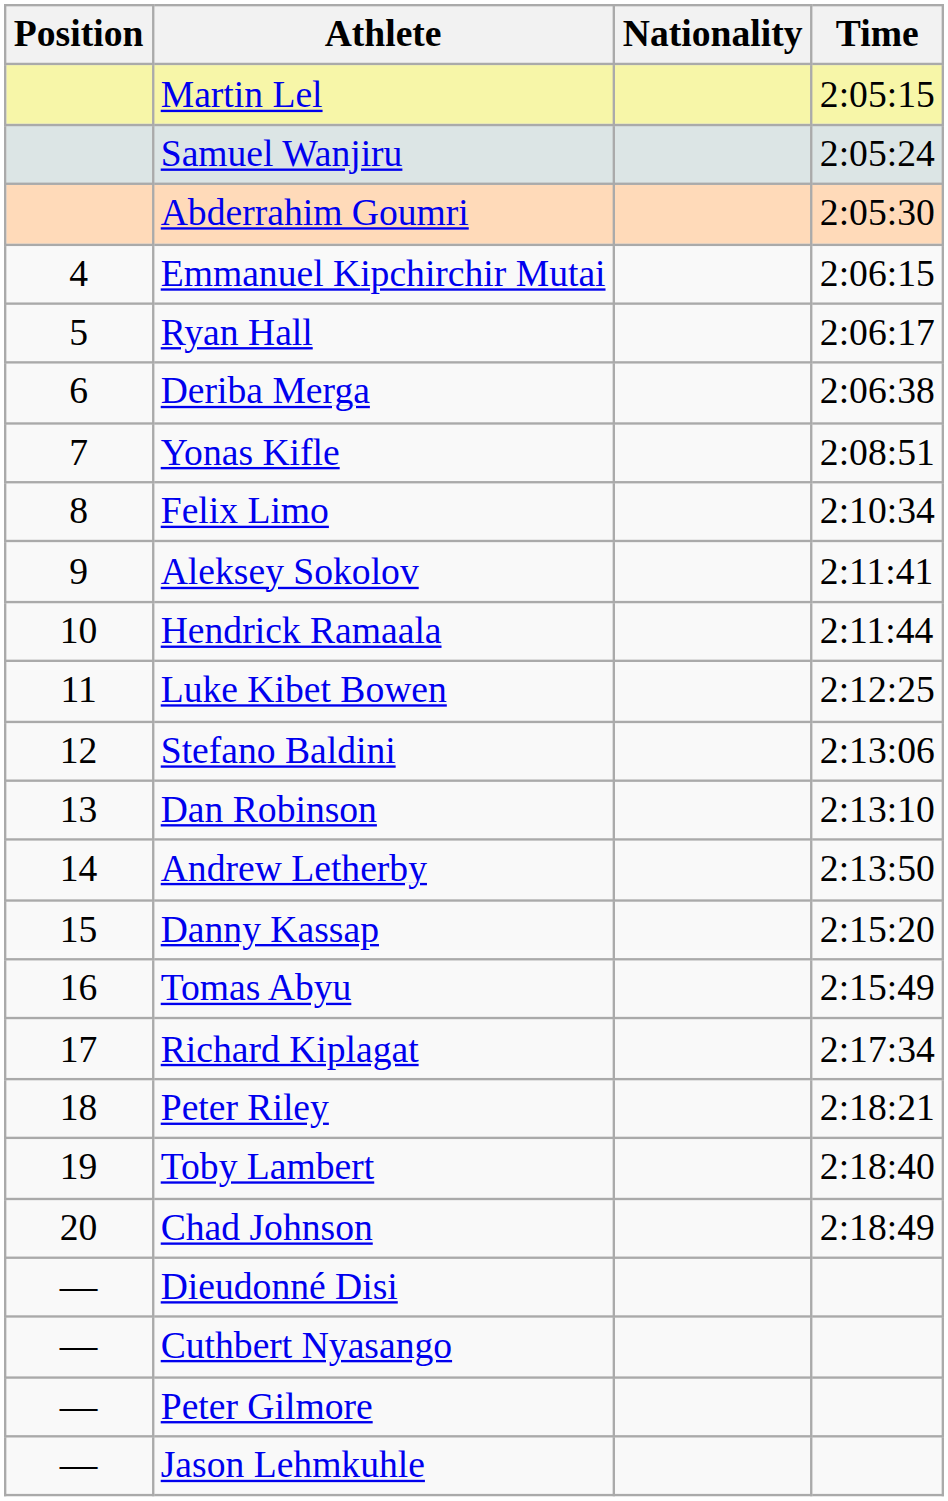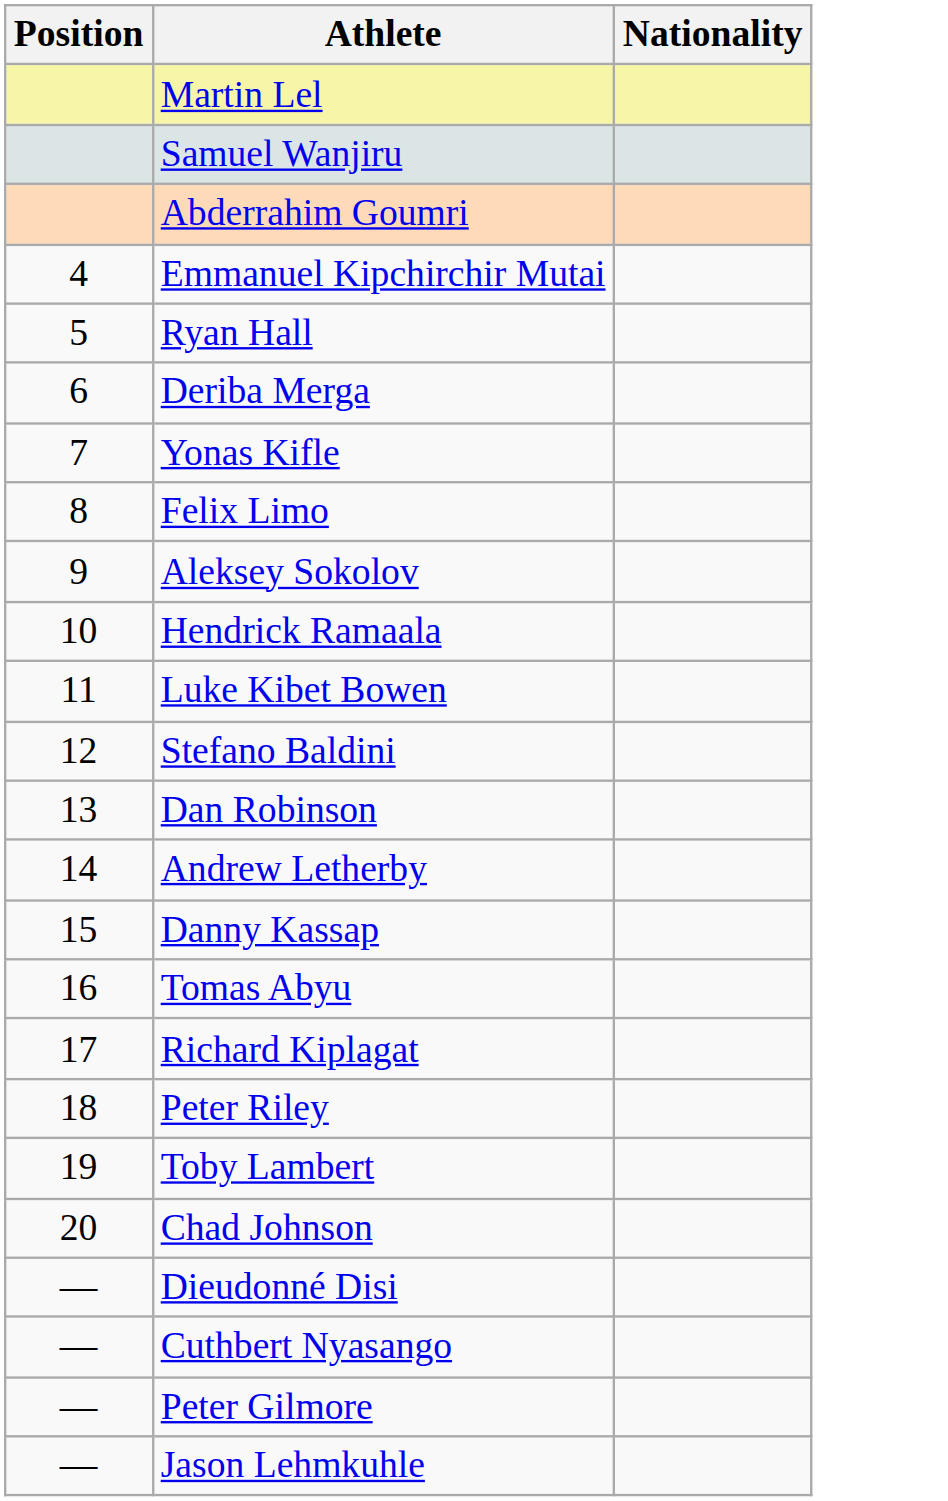- column: (877, 34)
